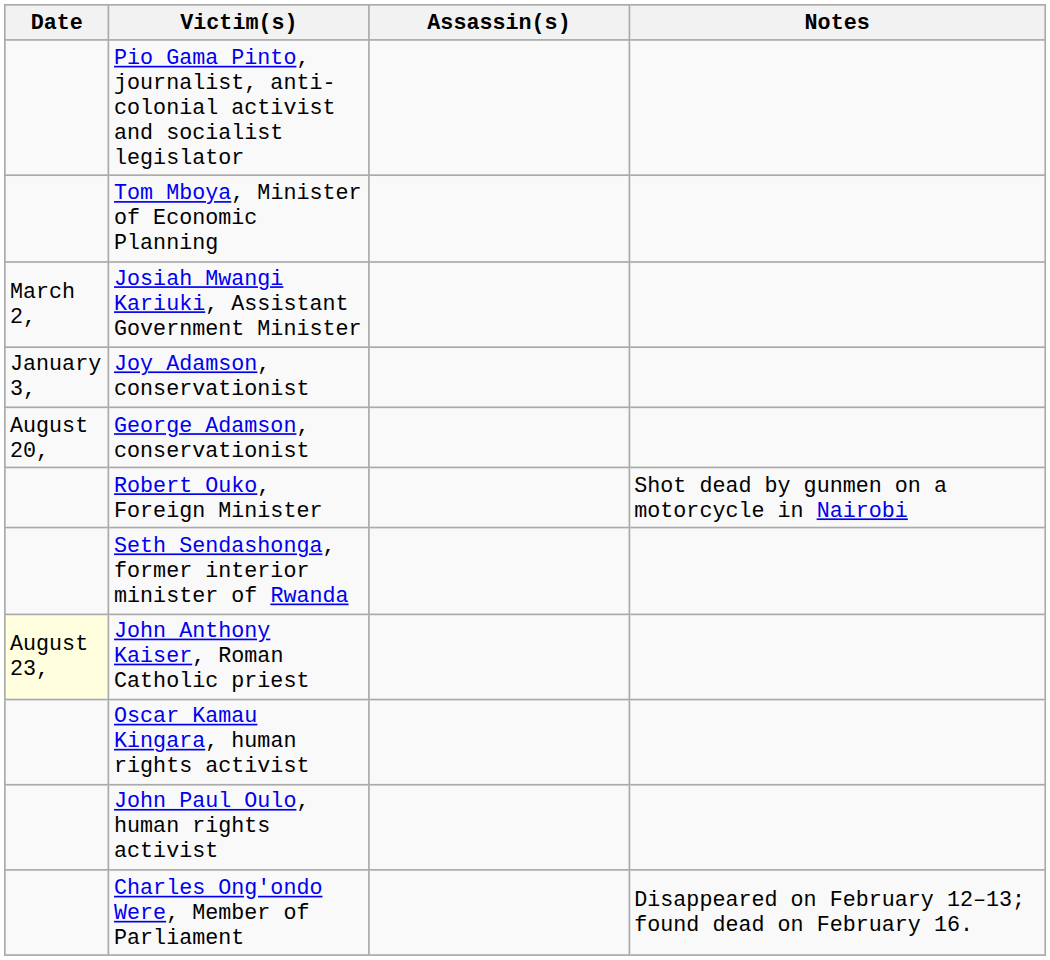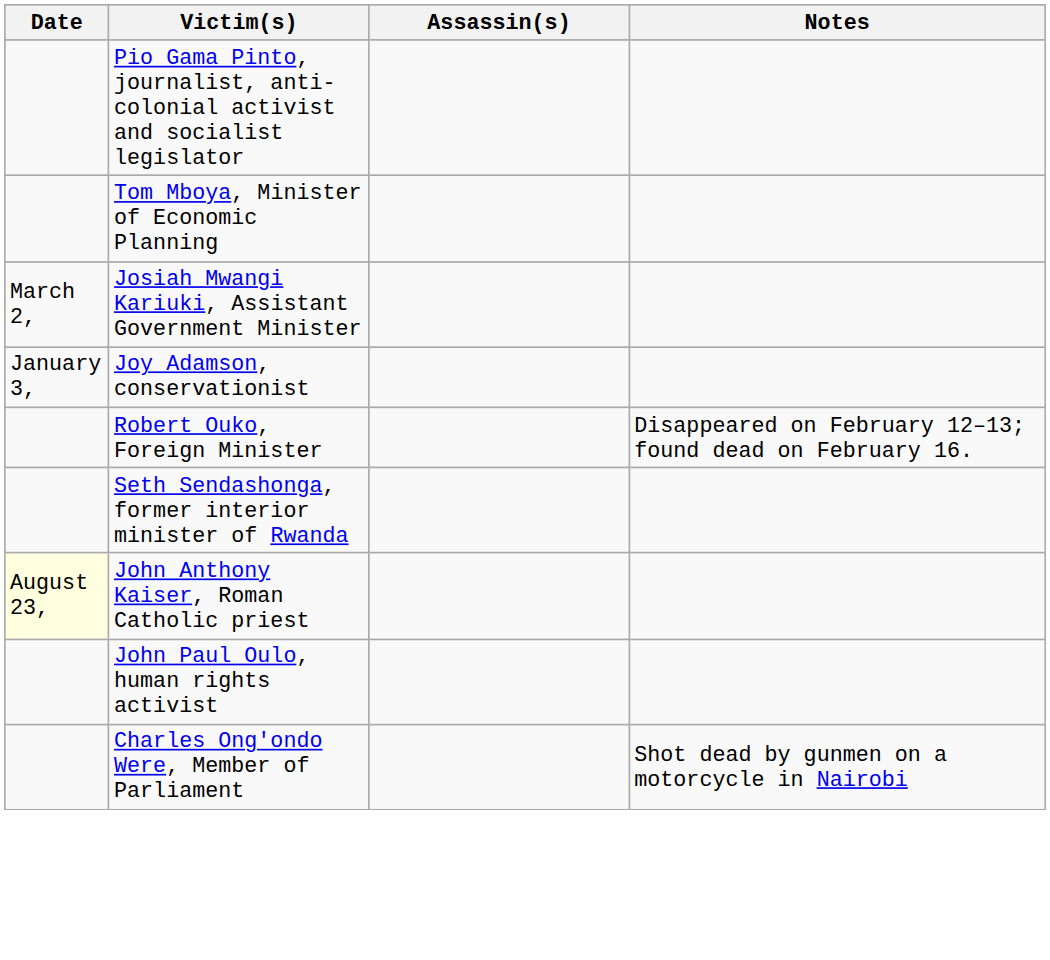- row: (212, 437)
(791, 498) Shot dead by gunmen on a motorcycle in Nairobi -> (830, 437) Disappeared on February 12–13; found dead on February 16.
- row: (212, 742)
(830, 913) Disappeared on February 12–13; found dead on February 16. -> (791, 767) Shot dead by gunmen on a motorcycle in Nairobi
